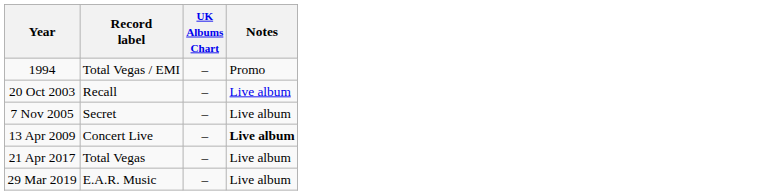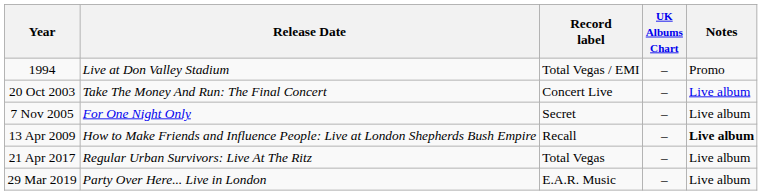+ column: (309, 31)
(100, 91) Recall -> (577, 91) Concert Live
(118, 135) Concert Live -> (559, 135) Recall
